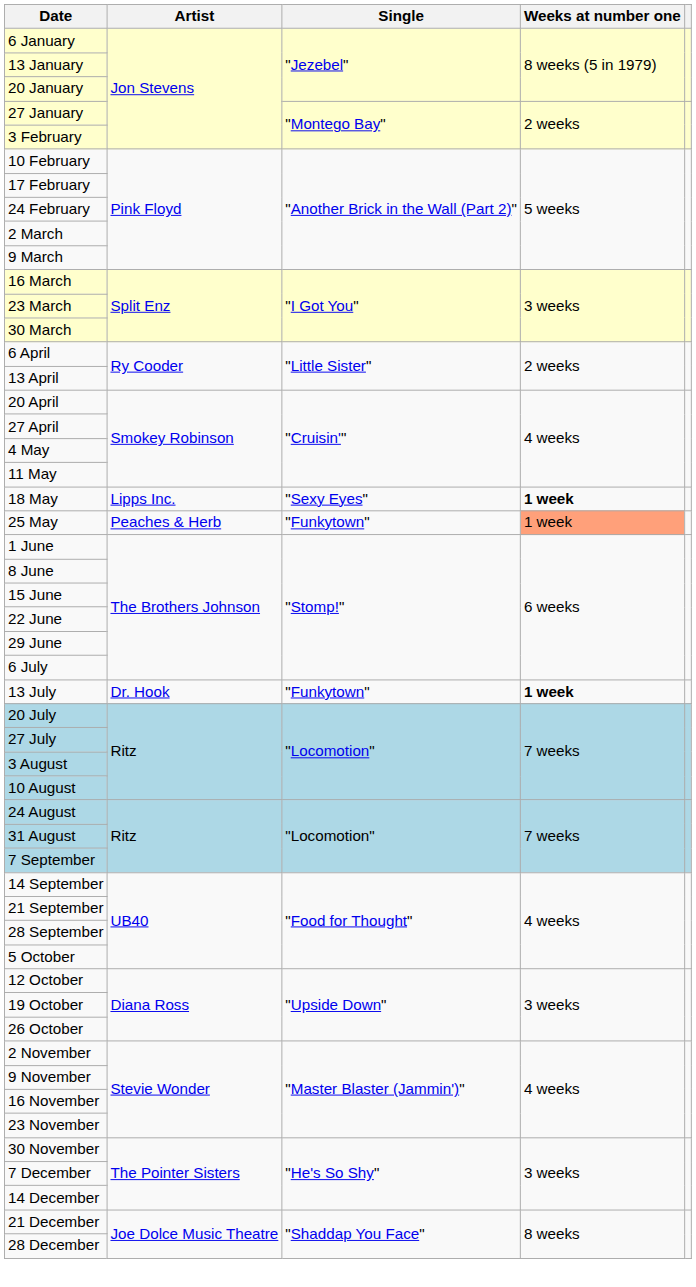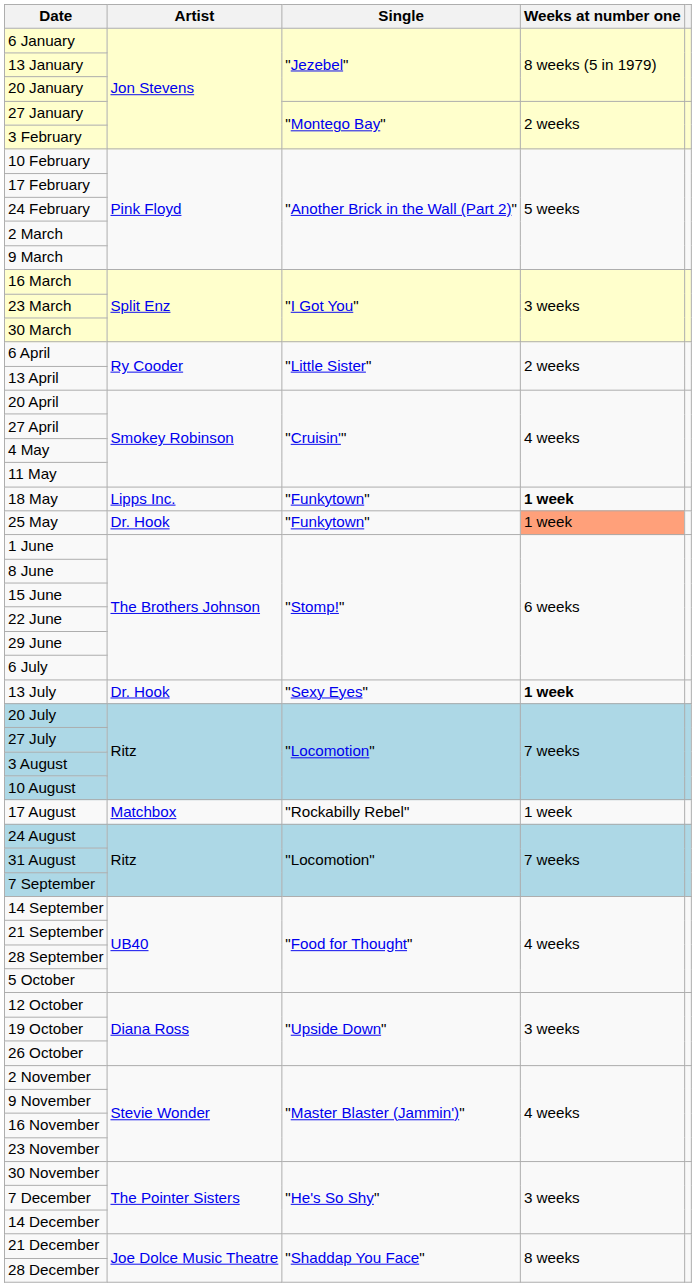(327, 498) "Sexy Eyes" -> (327, 498) "Funkytown"
(166, 522) Peaches & Herb -> (140, 522) Dr. Hook
(327, 691) "Funkytown" -> (327, 691) "Sexy Eyes"
+ row: (42, 812)
